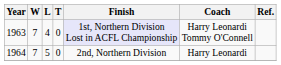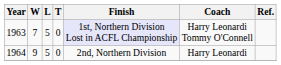(47, 32) 4 -> (47, 32) 5
(35, 53) 7 -> (35, 53) 9
